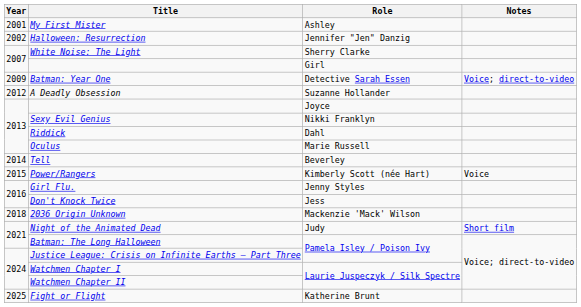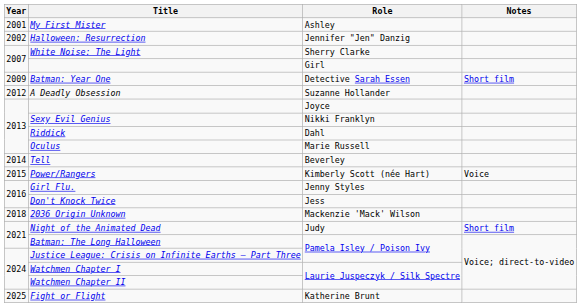(519, 79) Voice; direct-to-video -> (489, 79) Short film
